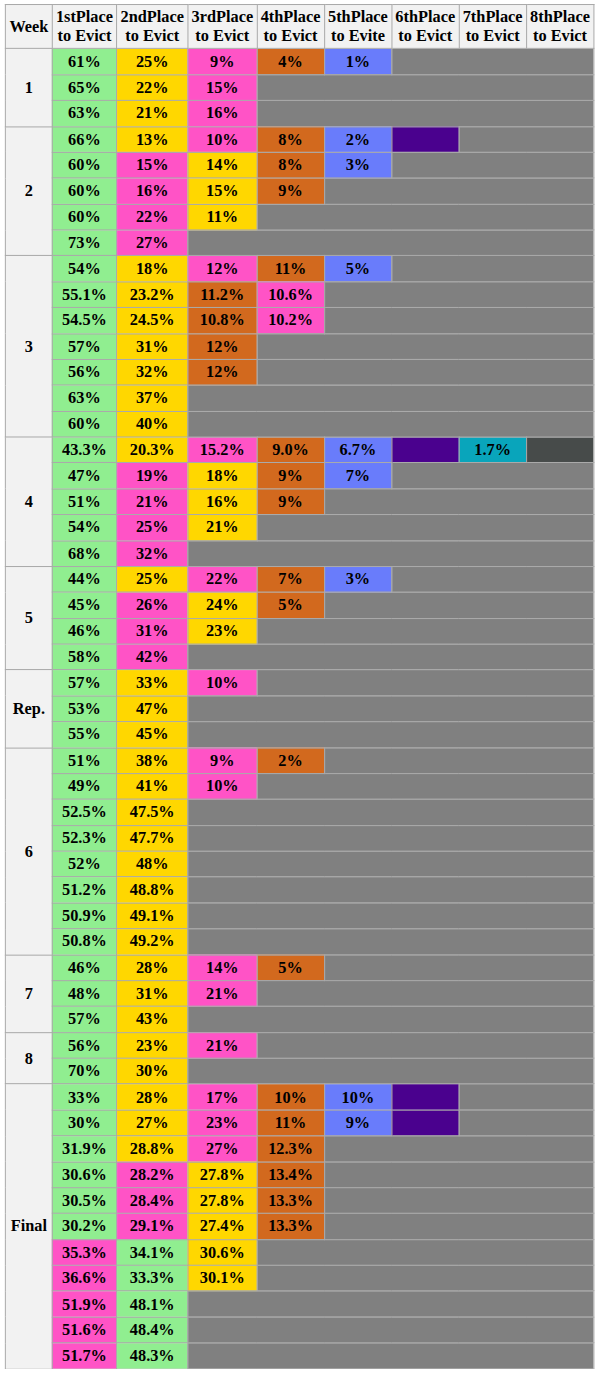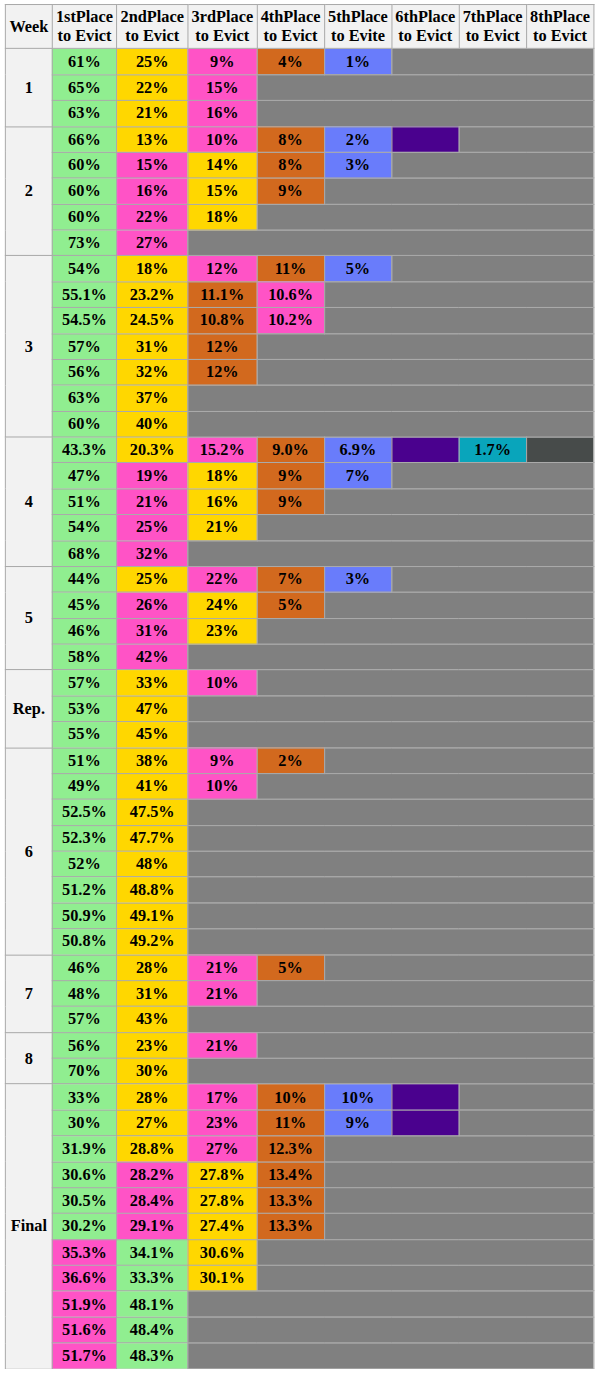(222, 216) 11% -> (222, 216) 18%
(222, 294) 11.2% -> (222, 294) 11.1%
(358, 449) 6.7% -> (358, 449) 6.9%
(222, 967) 14% -> (222, 967) 21%
